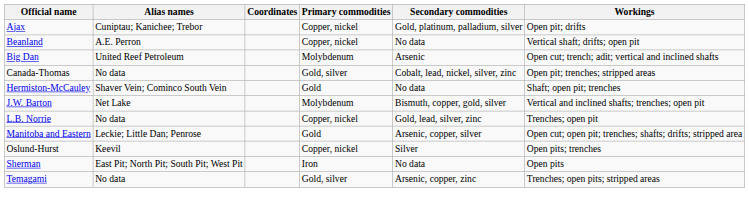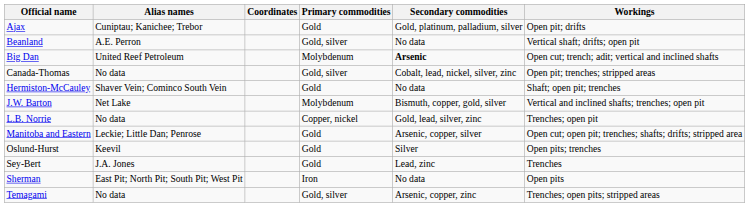(330, 27) Copper, nickel -> (311, 27) Gold
(330, 42) Copper, nickel -> (324, 42) Gold, silver
(410, 57) normal -> (411, 57) bold
(330, 149) Copper, nickel -> (311, 149) Gold
+ row: (24, 164)
